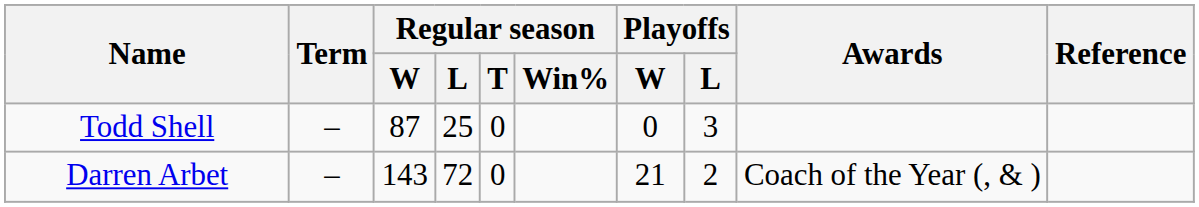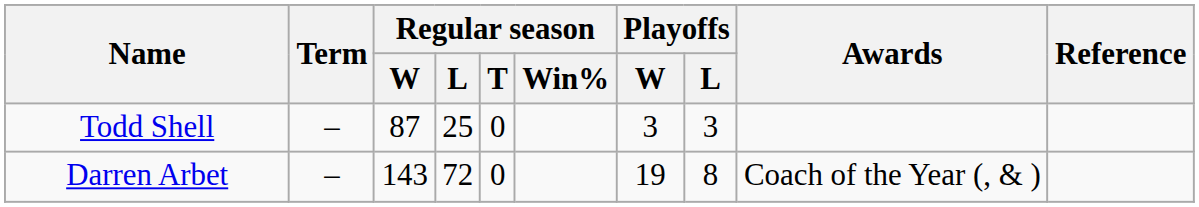(650, 126) 0 -> (650, 126) 3
(650, 175) 21 -> (650, 175) 19
(711, 175) 2 -> (711, 175) 8
